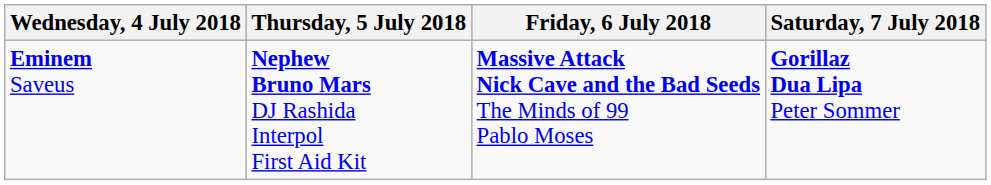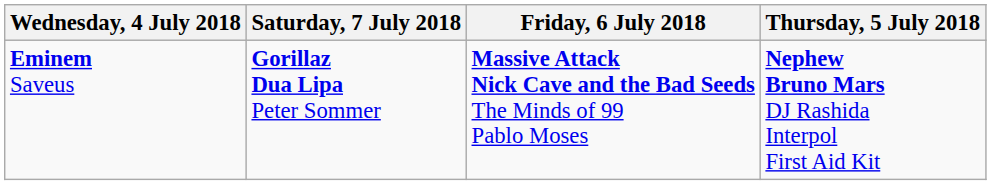columns swapped: (359, 22) <-> (875, 22)
